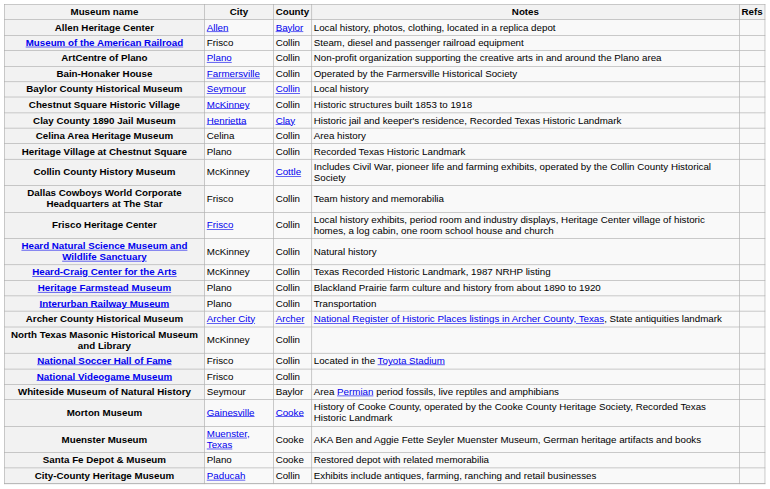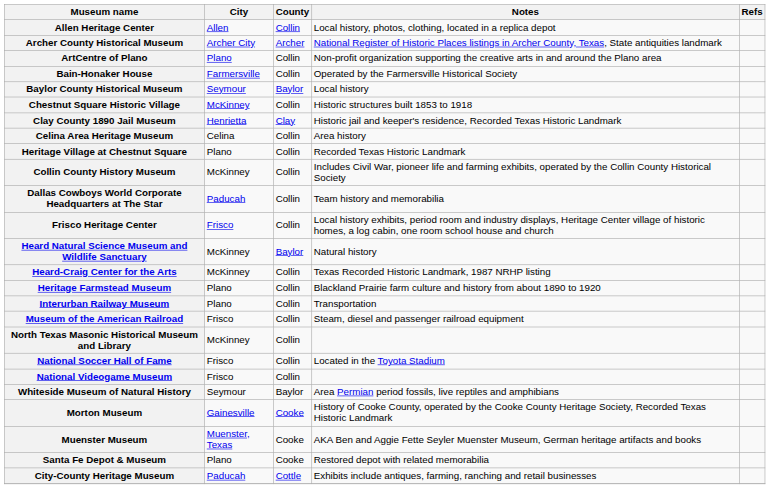(289, 27) Baylor -> (288, 27) Collin
rows swapped: (104, 319) <-> (104, 43)
(288, 89) Collin -> (289, 89) Baylor
(288, 172) Cottle -> (288, 172) Collin
(220, 198) Frisco -> (226, 198) Paducah
(288, 251) Collin -> (289, 251) Baylor
(288, 476) Collin -> (288, 476) Cottle
